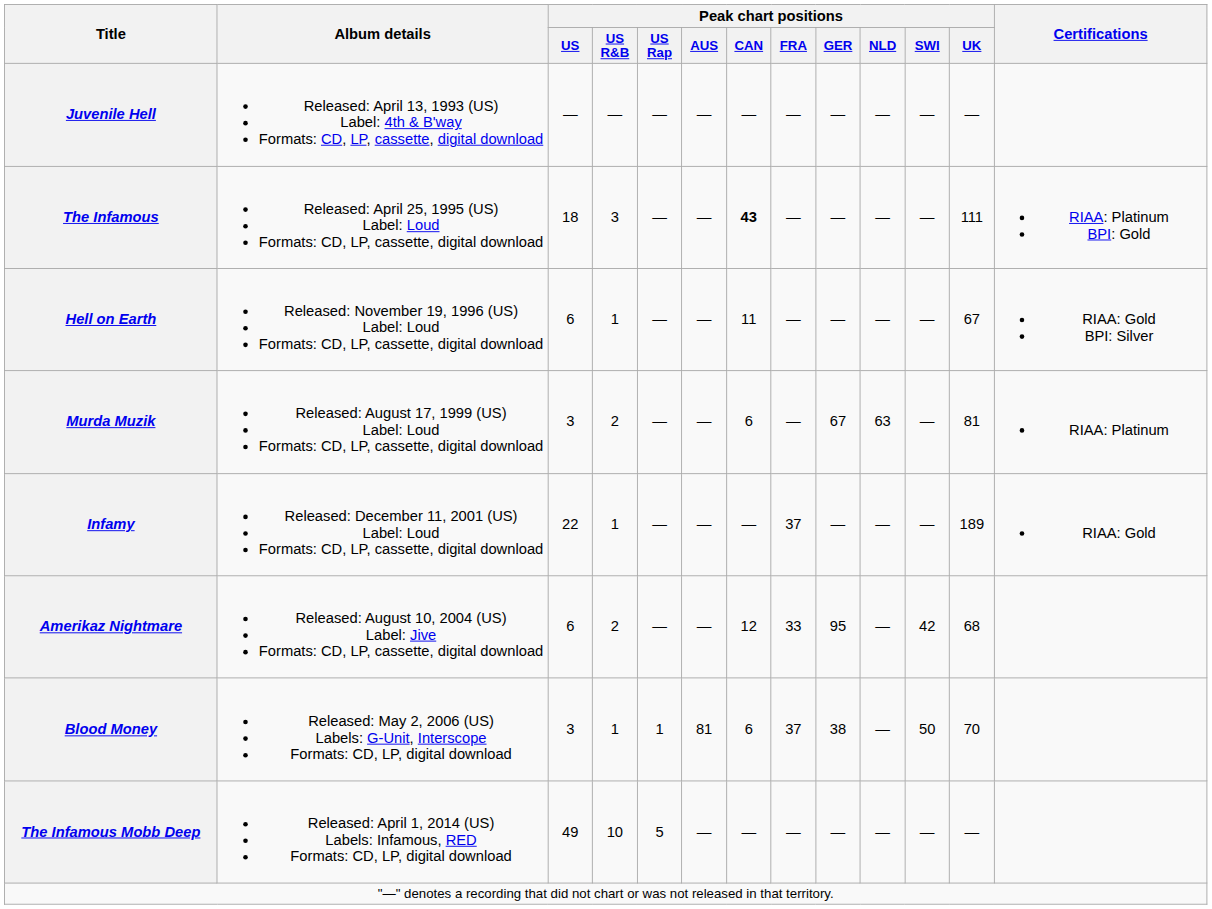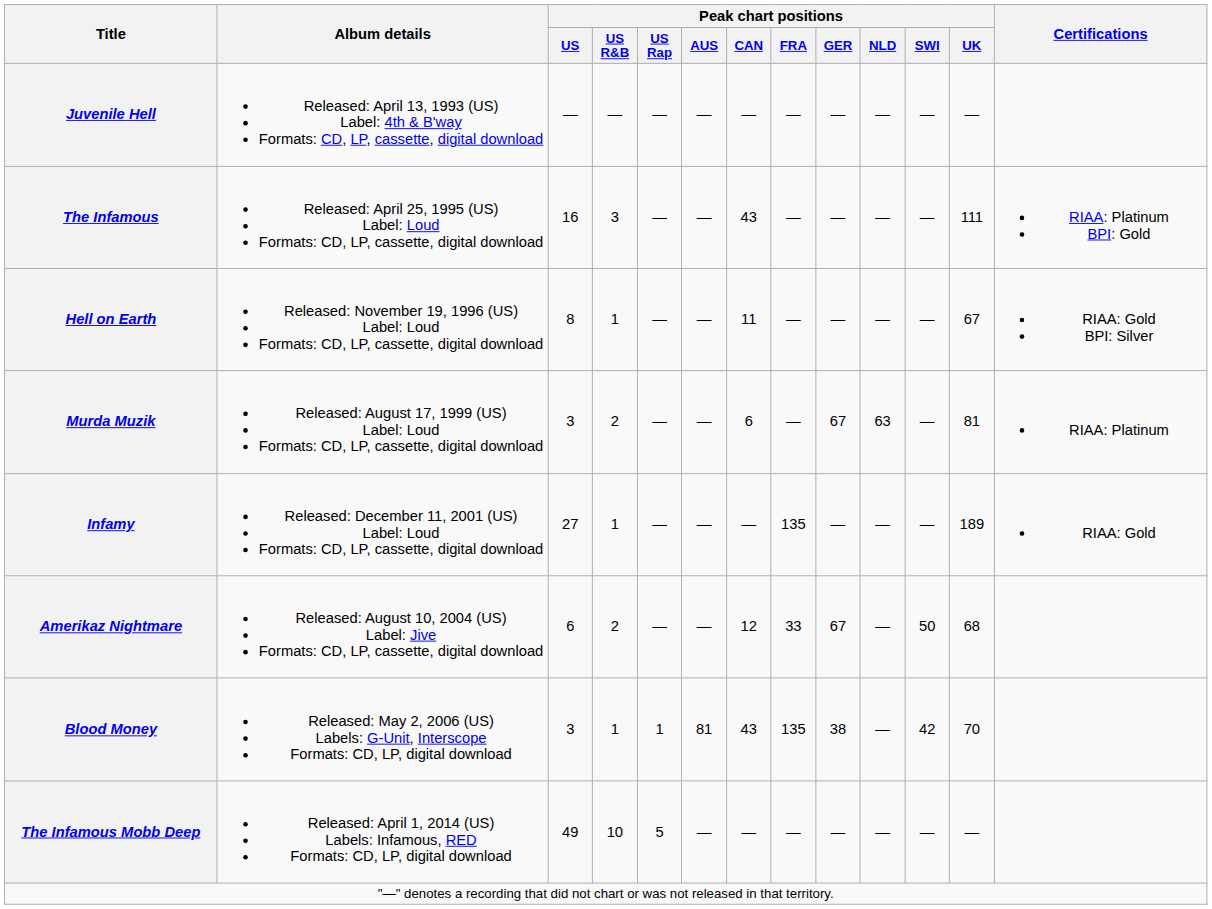(570, 217) 18 -> (570, 217) 16
(749, 217) bold -> (749, 217) normal
(570, 319) 6 -> (570, 319) 8
(570, 524) 22 -> (570, 524) 27
(793, 524) 37 -> (793, 524) 135
(838, 627) 95 -> (838, 627) 67
(927, 627) 42 -> (927, 627) 50
(749, 729) 6 -> (749, 729) 43
(793, 729) 37 -> (793, 729) 135
(927, 729) 50 -> (927, 729) 42
